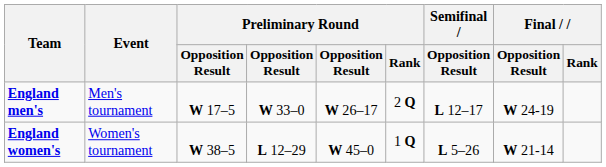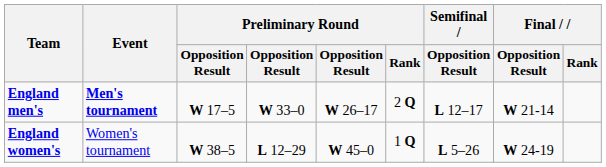(120, 102) normal -> (122, 102) bold
(529, 110) W 24-19 -> (529, 110) W 21-14
(529, 150) W 21-14 -> (529, 150) W 24-19
